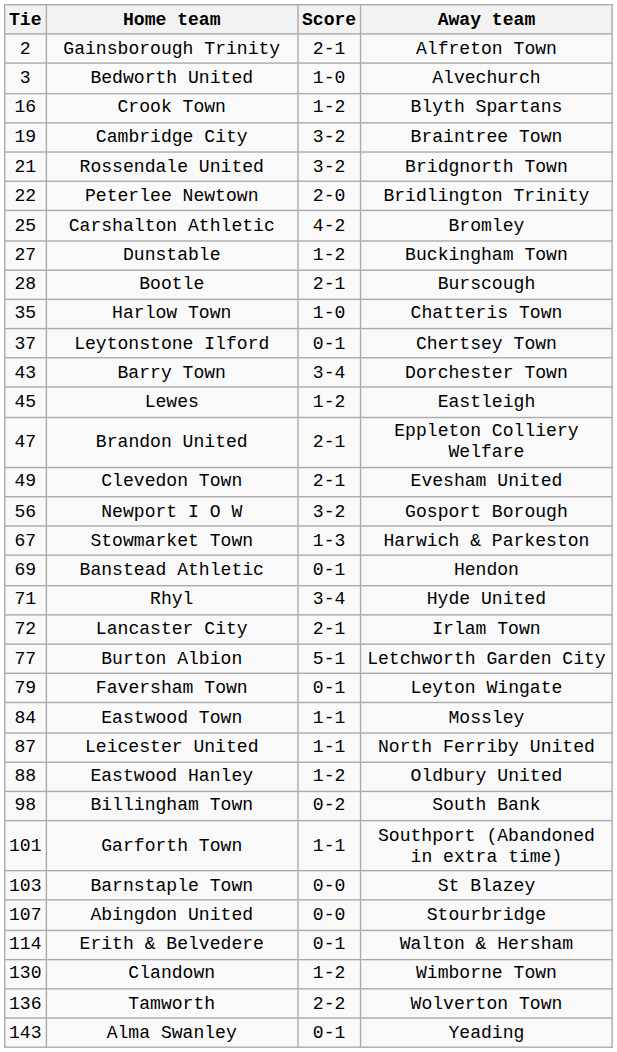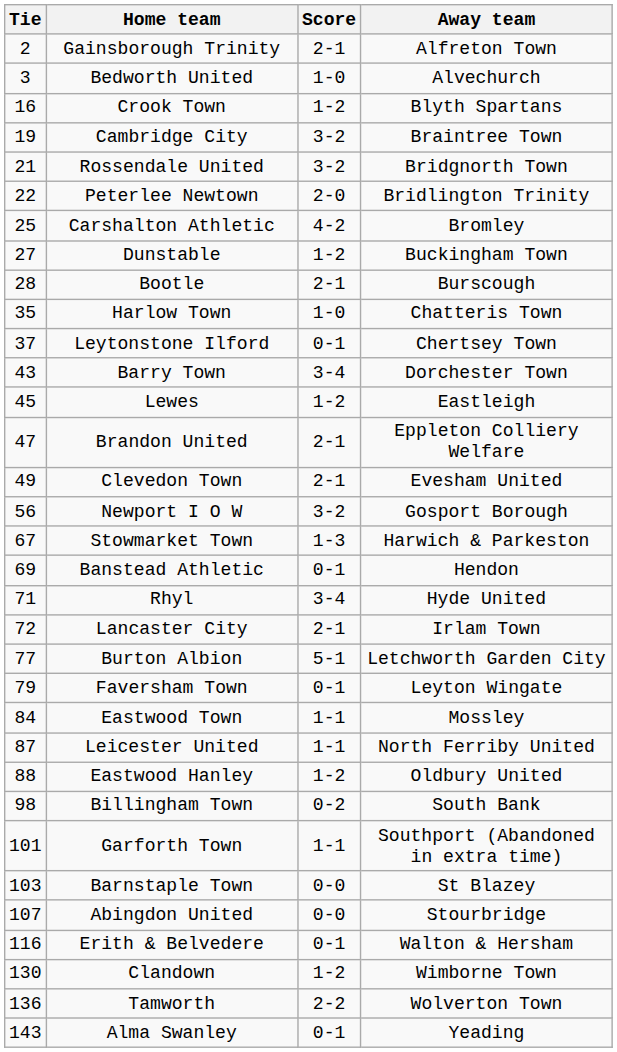(25, 945) 114 -> (25, 945) 116
